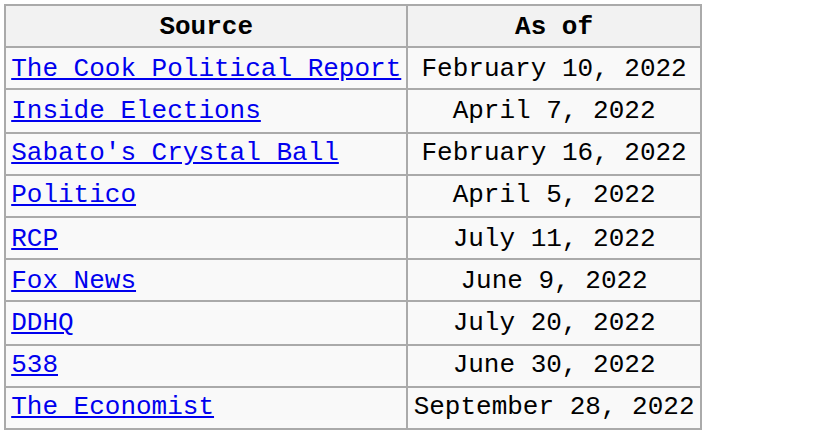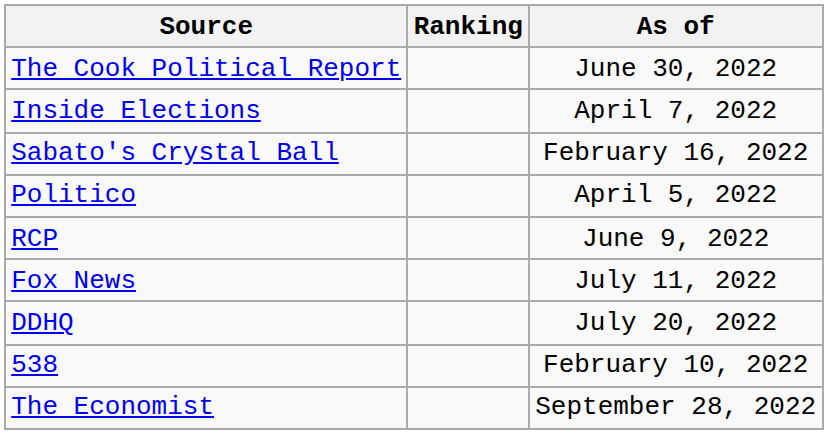+ column: (468, 26)
(554, 69) February 10, 2022 -> (676, 69) June 30, 2022
(554, 238) July 11, 2022 -> (676, 238) June 9, 2022
(554, 280) June 9, 2022 -> (676, 280) July 11, 2022
(554, 365) June 30, 2022 -> (676, 365) February 10, 2022
